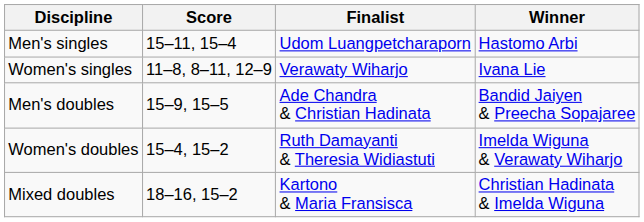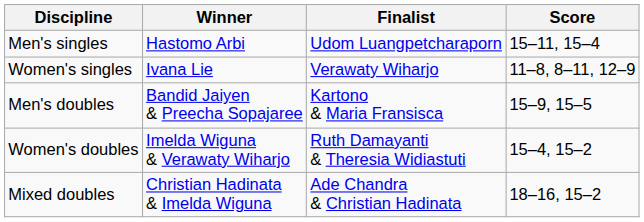columns swapped: (557, 17) <-> (209, 17)
(355, 105) Ade Chandra & Christian Hadinata -> (377, 105) Kartono & Maria Fransisca
(346, 194) Kartono & Maria Fransisca -> (386, 194) Ade Chandra & Christian Hadinata
